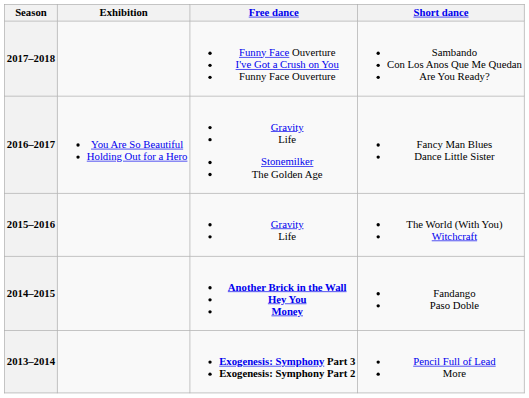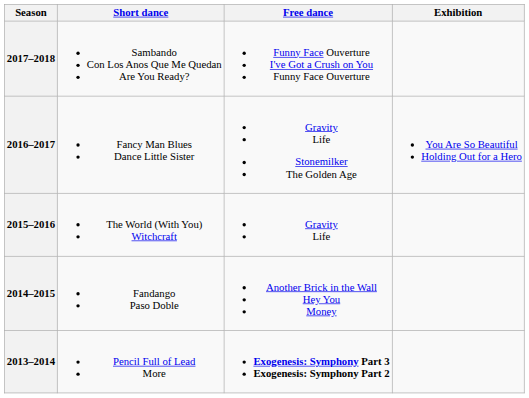columns swapped: (441, 13) <-> (124, 13)
(274, 299) bold -> (308, 299) normal
